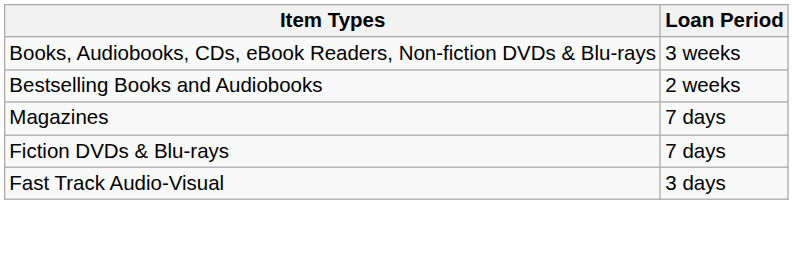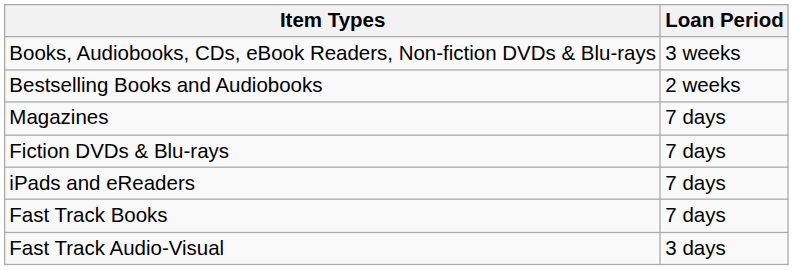+ row: (102, 183)
+ row: (88, 215)
